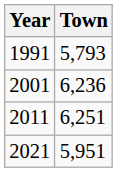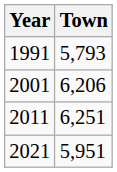(83, 85) 6,236 -> (83, 85) 6,206
